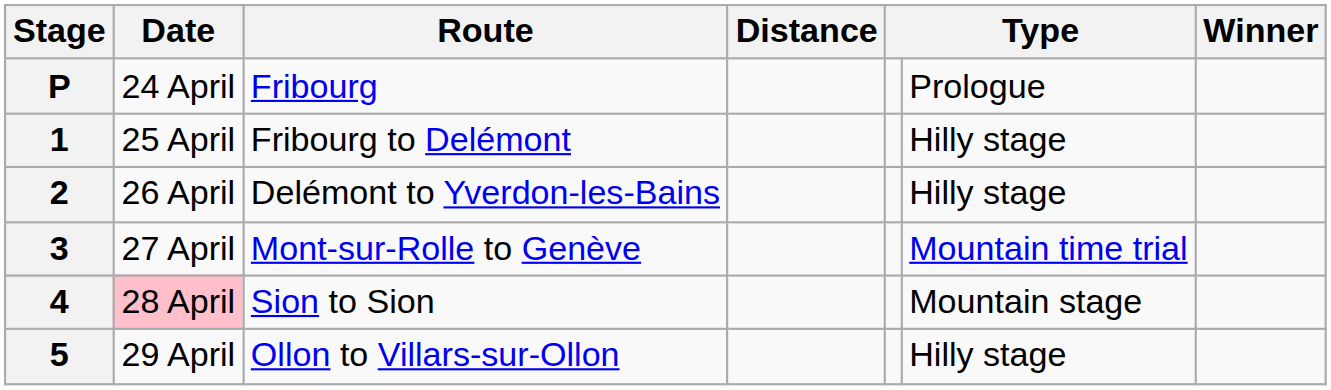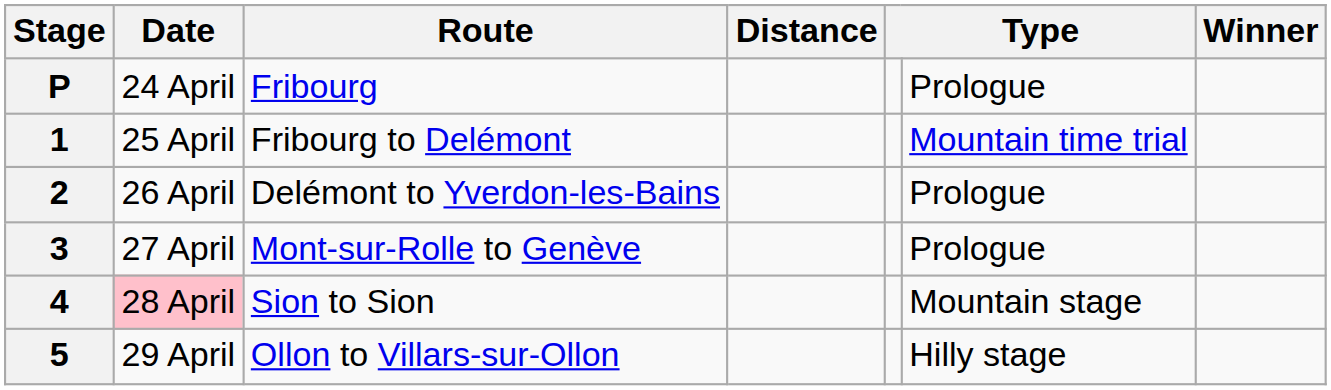(988, 139) Hilly stage -> (1048, 139) Mountain time trial
(988, 193) Hilly stage -> (977, 193) Prologue
(1048, 247) Mountain time trial -> (977, 247) Prologue
